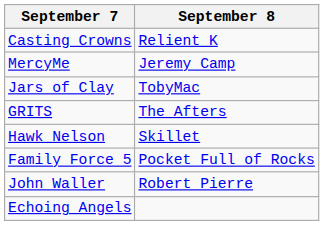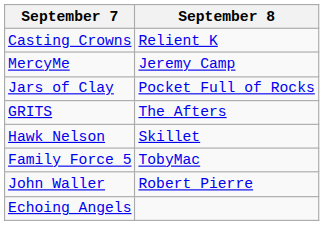(169, 88) TobyMac -> (227, 88) Pocket Full of Rocks
(227, 160) Pocket Full of Rocks -> (169, 160) TobyMac
